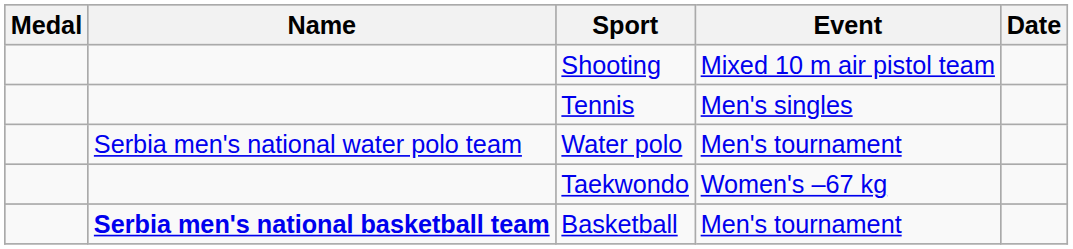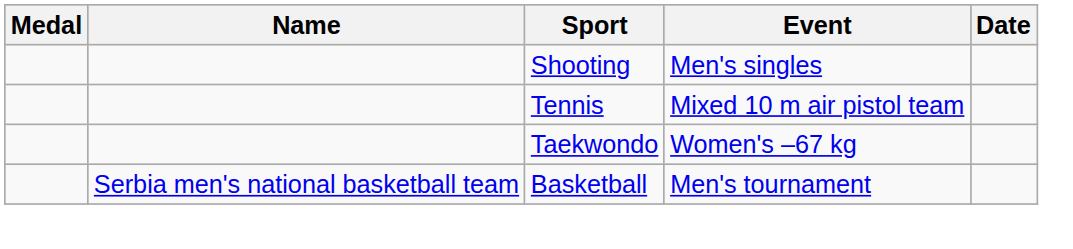(848, 65) Mixed 10 m air pistol team -> (746, 65) Men's singles
(777, 105) Men's singles -> (817, 105) Mixed 10 m air pistol team
- row: (622, 145)
(322, 225) bold -> (306, 185) normal
